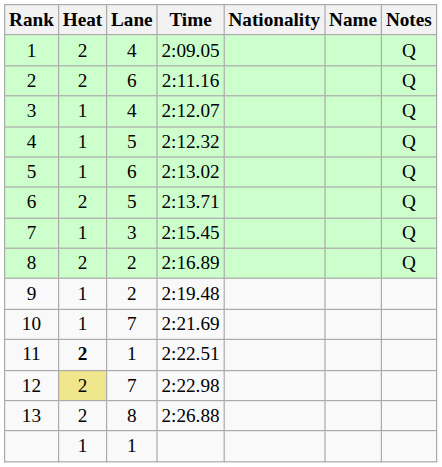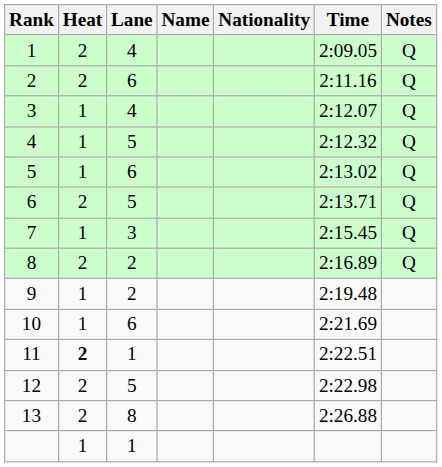columns swapped: (353, 19) <-> (191, 19)
(132, 324) 7 -> (132, 324) 6
(82, 385) khaki background -> (82, 385) no background
(132, 385) 7 -> (132, 385) 5
